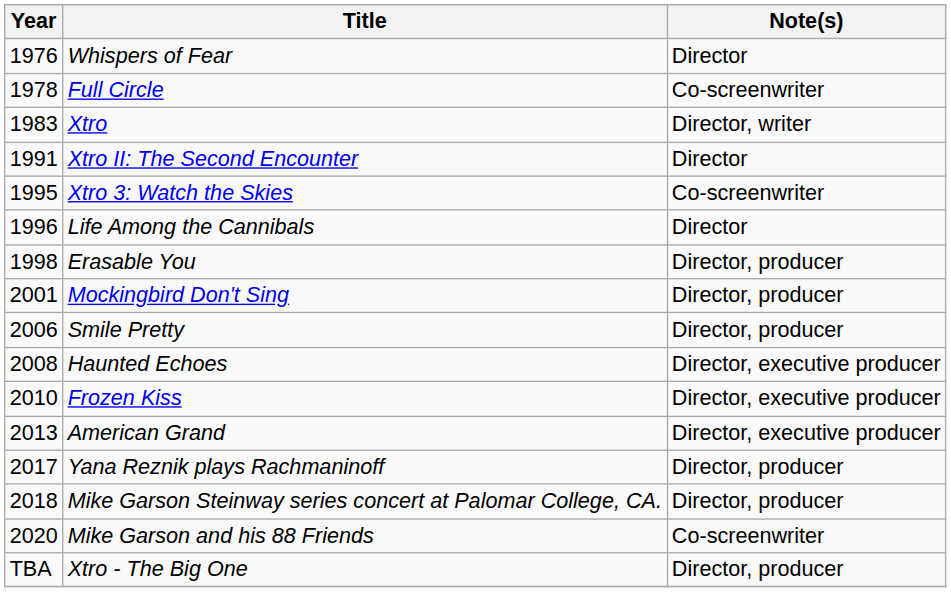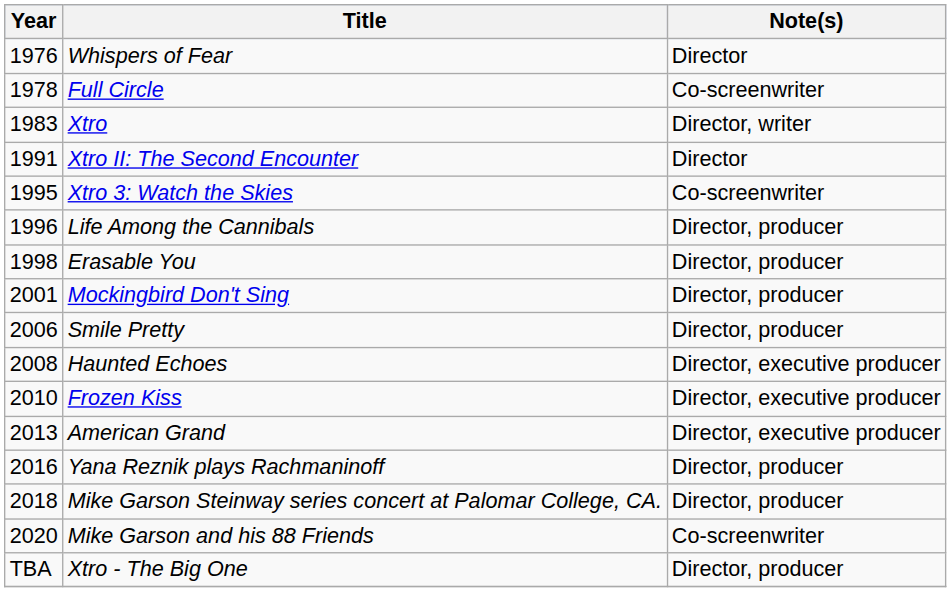(710, 227) Director -> (758, 227) Director, producer
(34, 466) 2017 -> (34, 466) 2016
